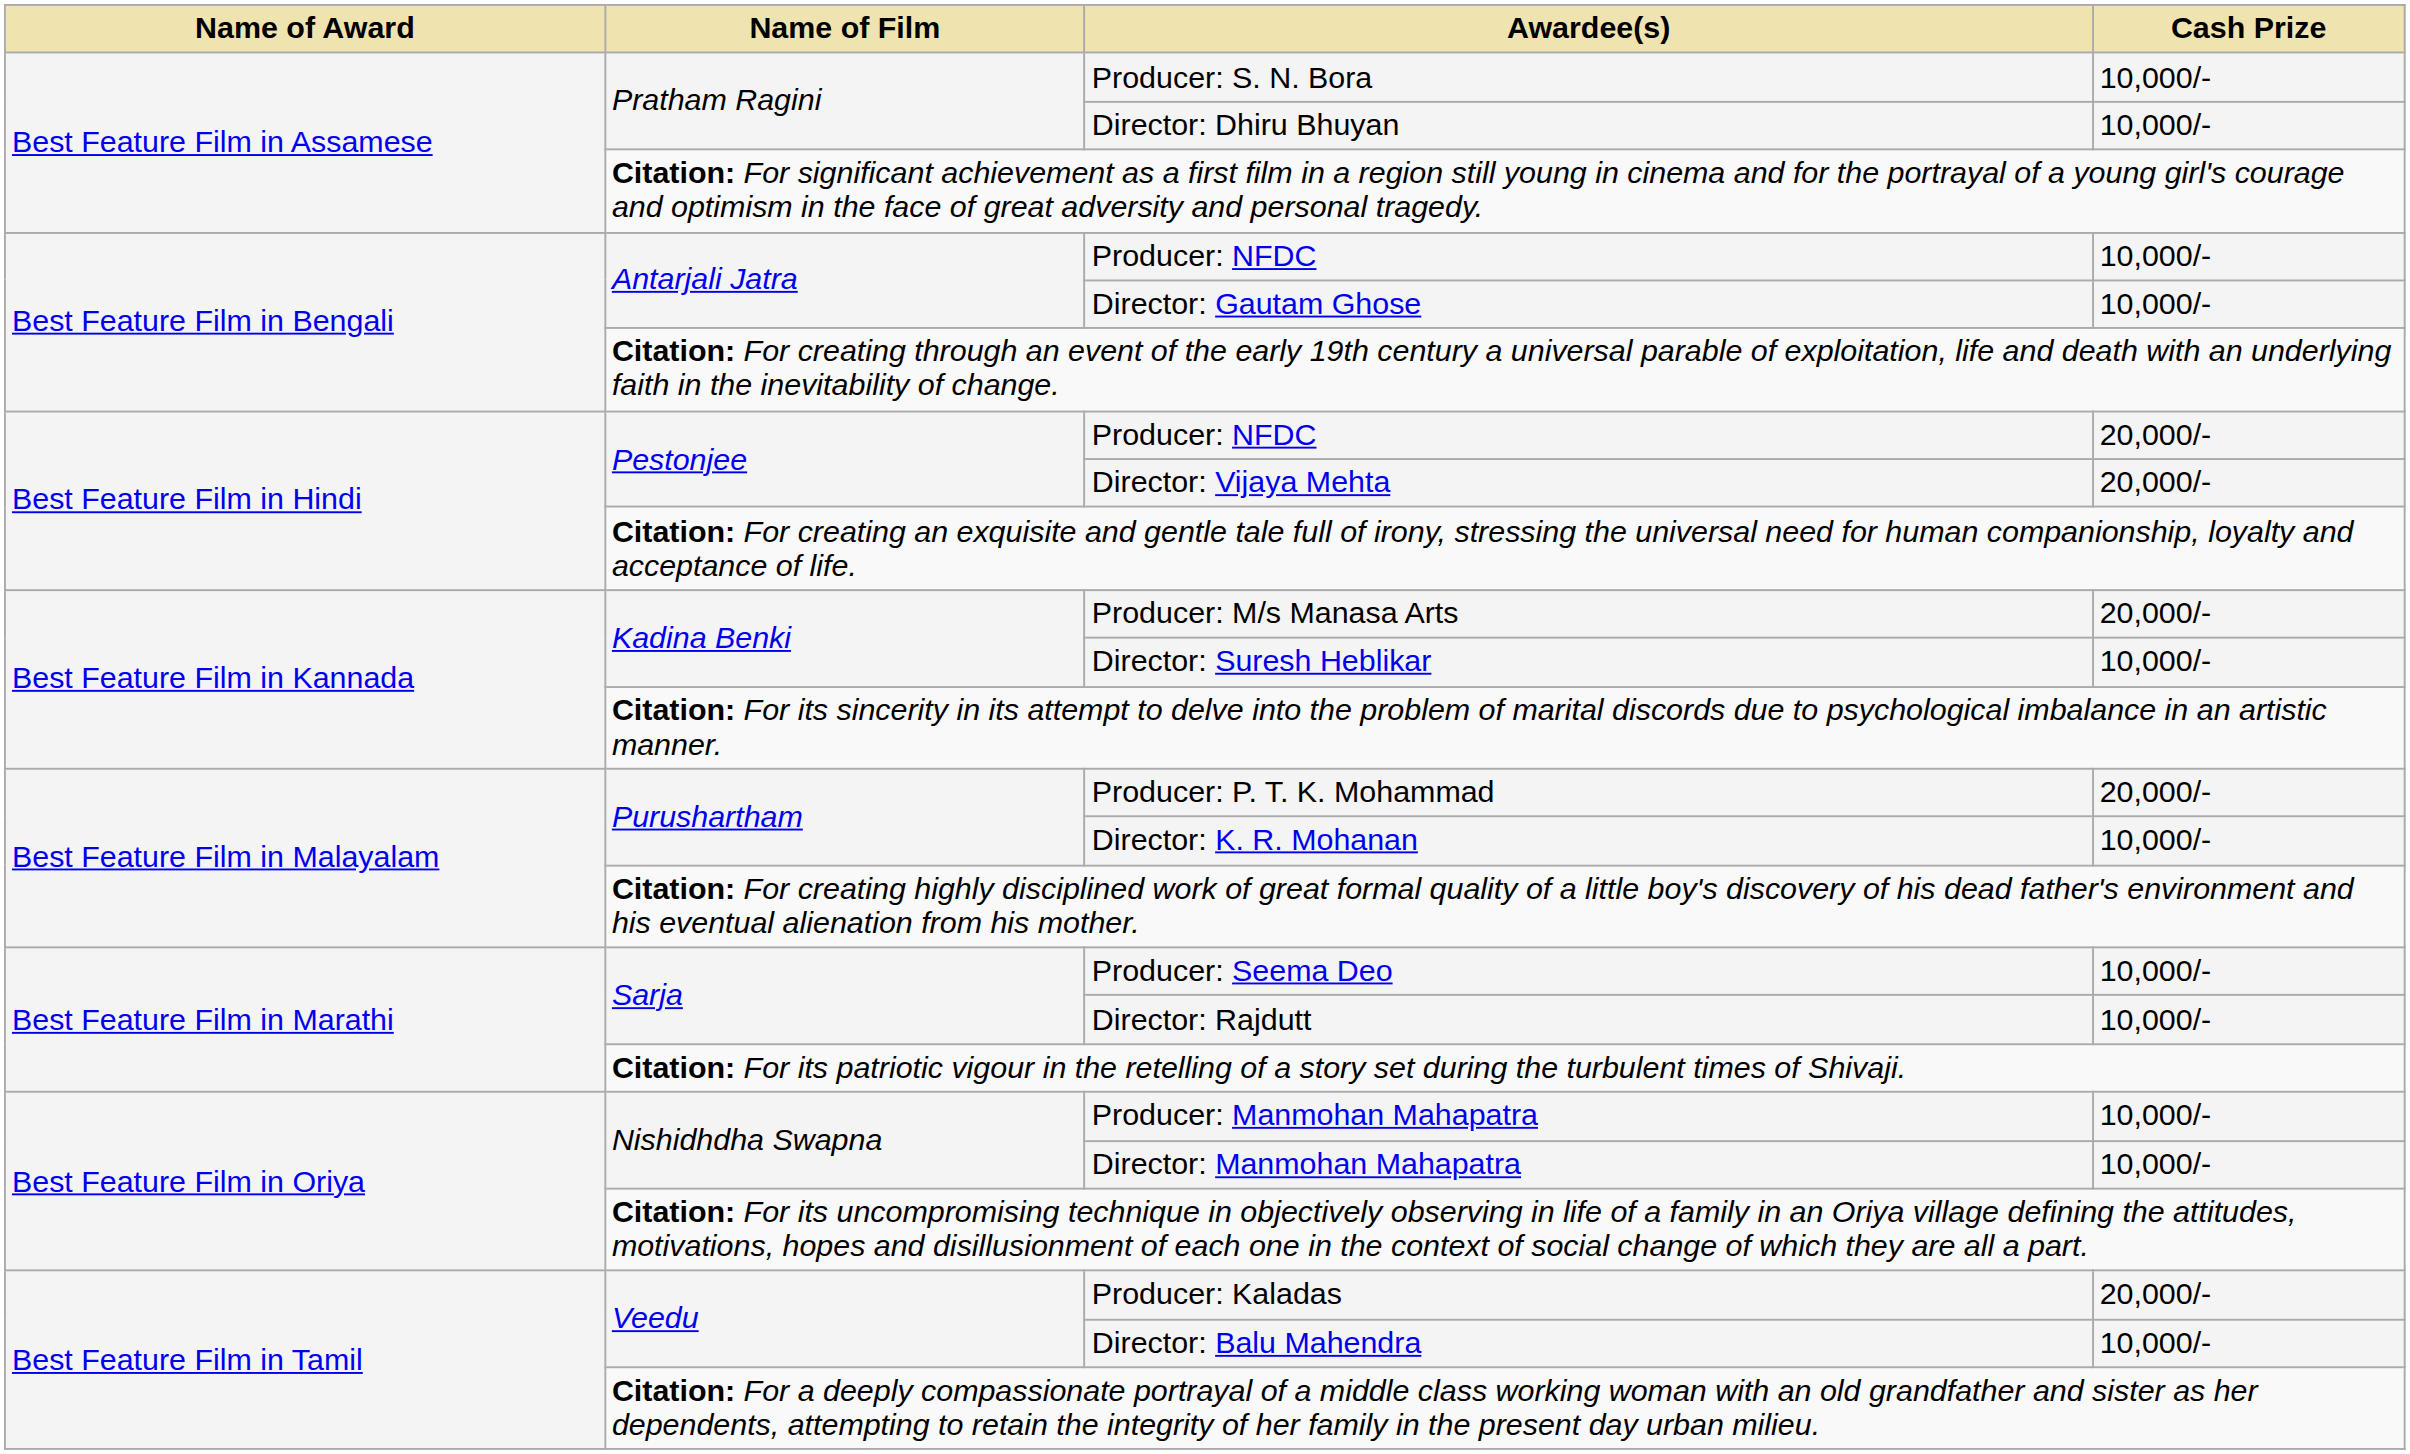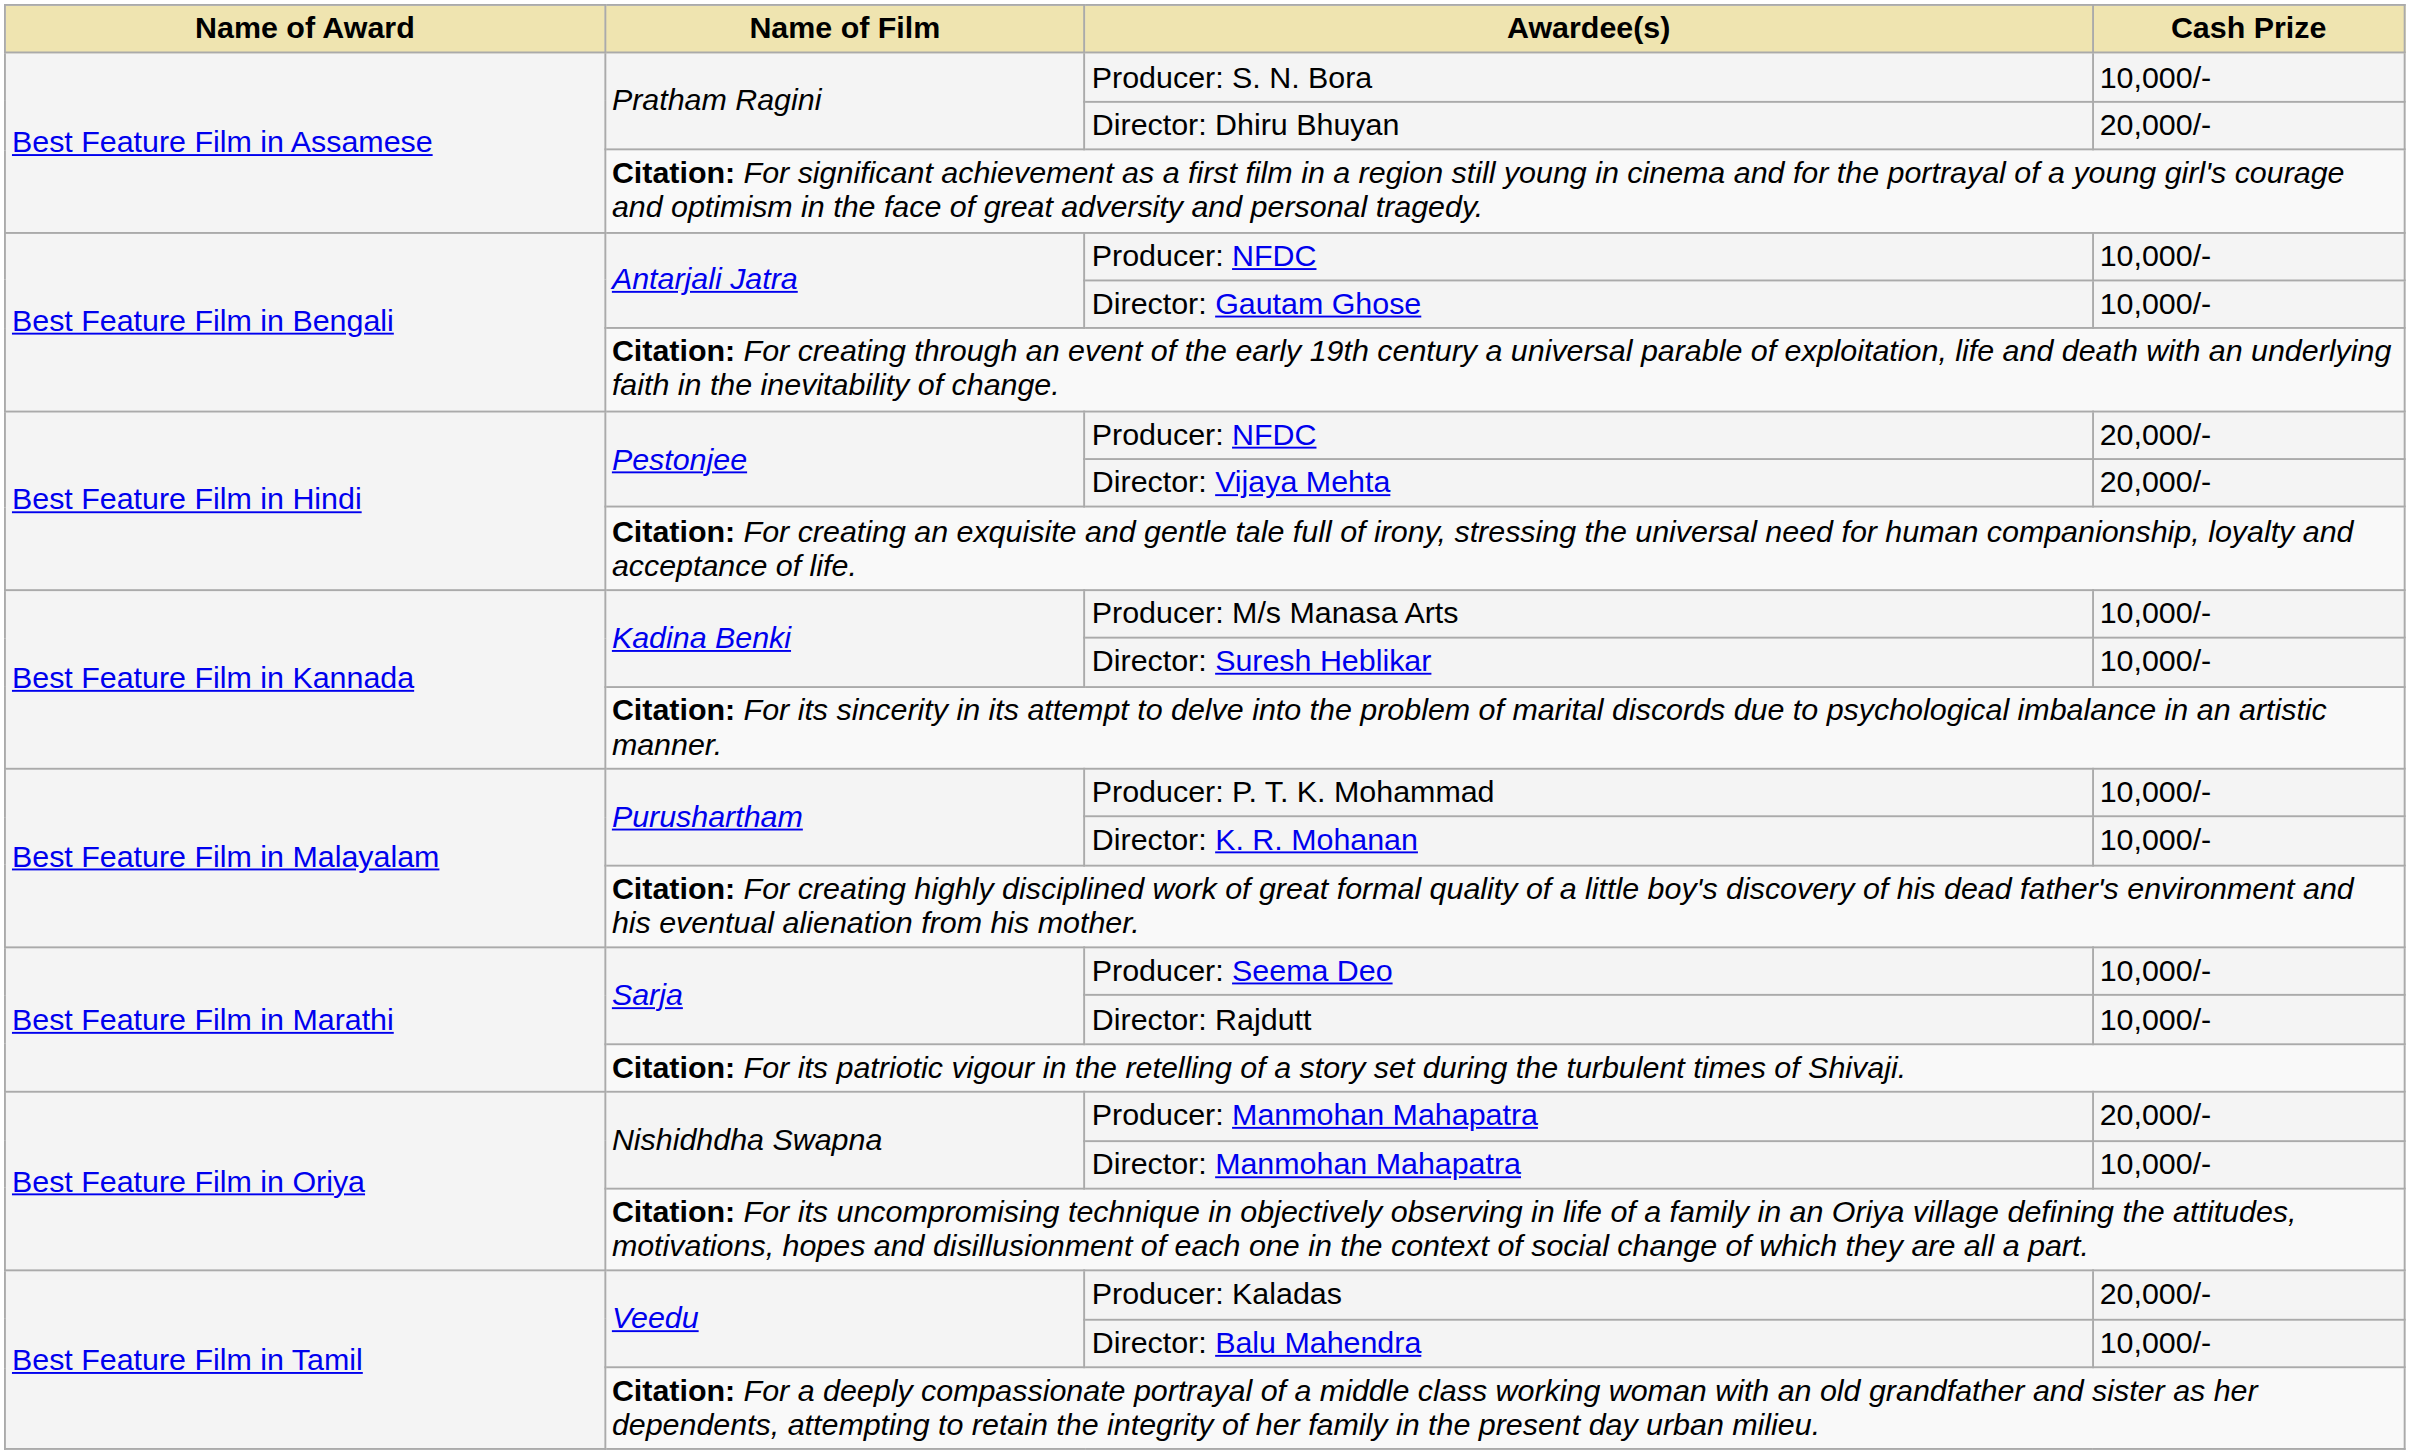(2155, 125) 10,000/- -> (2155, 125) 20,000/-
(2155, 613) 20,000/- -> (2155, 613) 10,000/-
(2155, 792) 20,000/- -> (2155, 792) 10,000/-
(2155, 1115) 10,000/- -> (2155, 1115) 20,000/-
